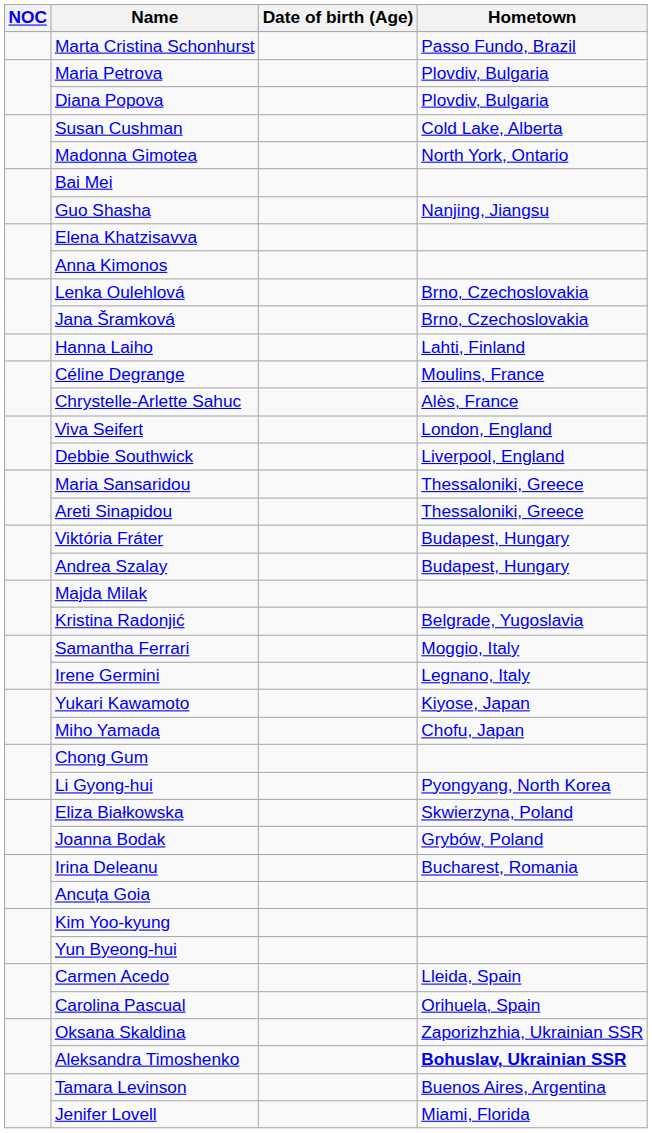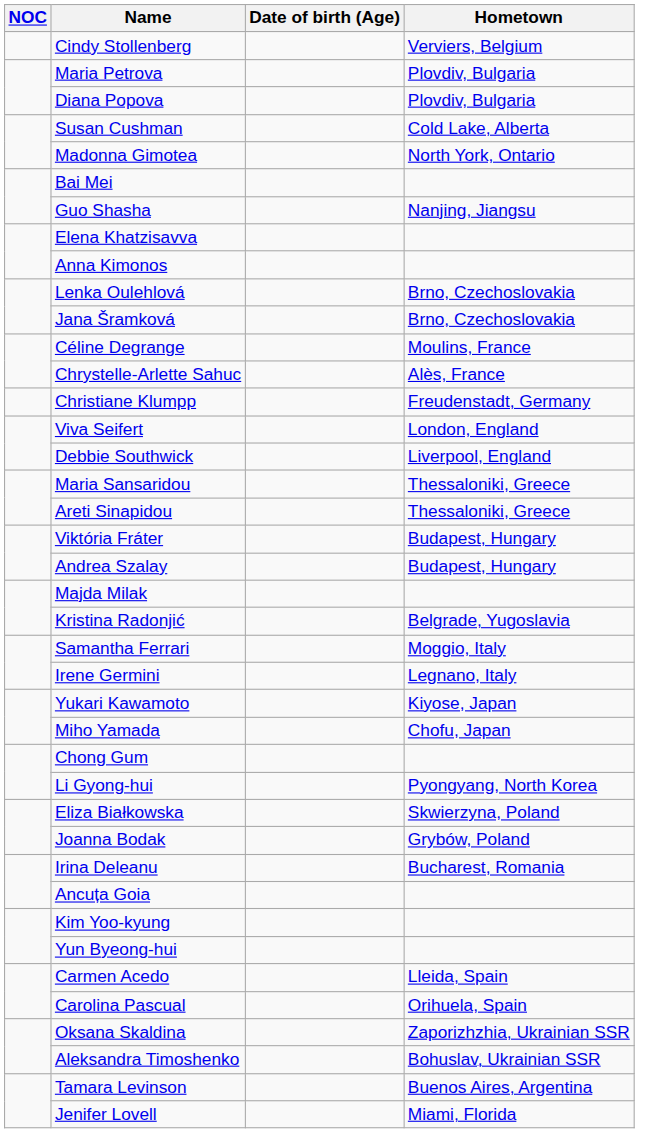+ row: (123, 45)
- row: (155, 45)
- row: (104, 347)
+ row: (125, 401)
(524, 1059) bold -> (504, 1059) normal
